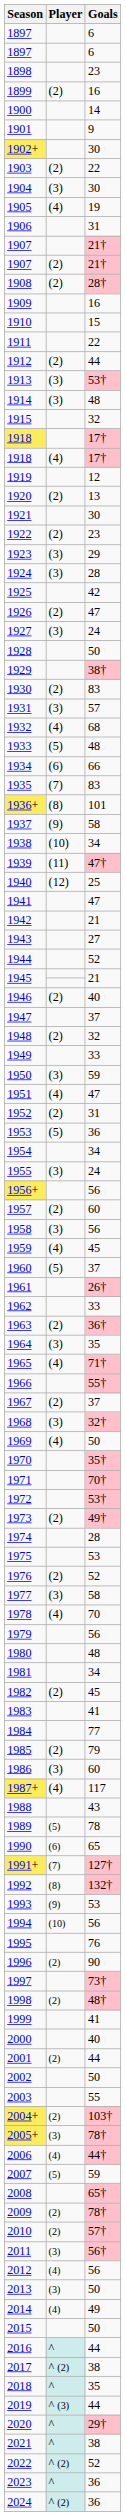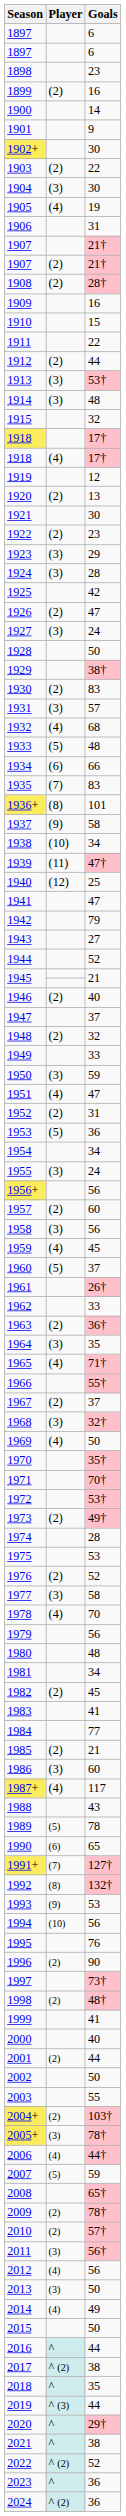(94, 920) 21 -> (94, 920) 79
(94, 1749) 79 -> (94, 1749) 21
